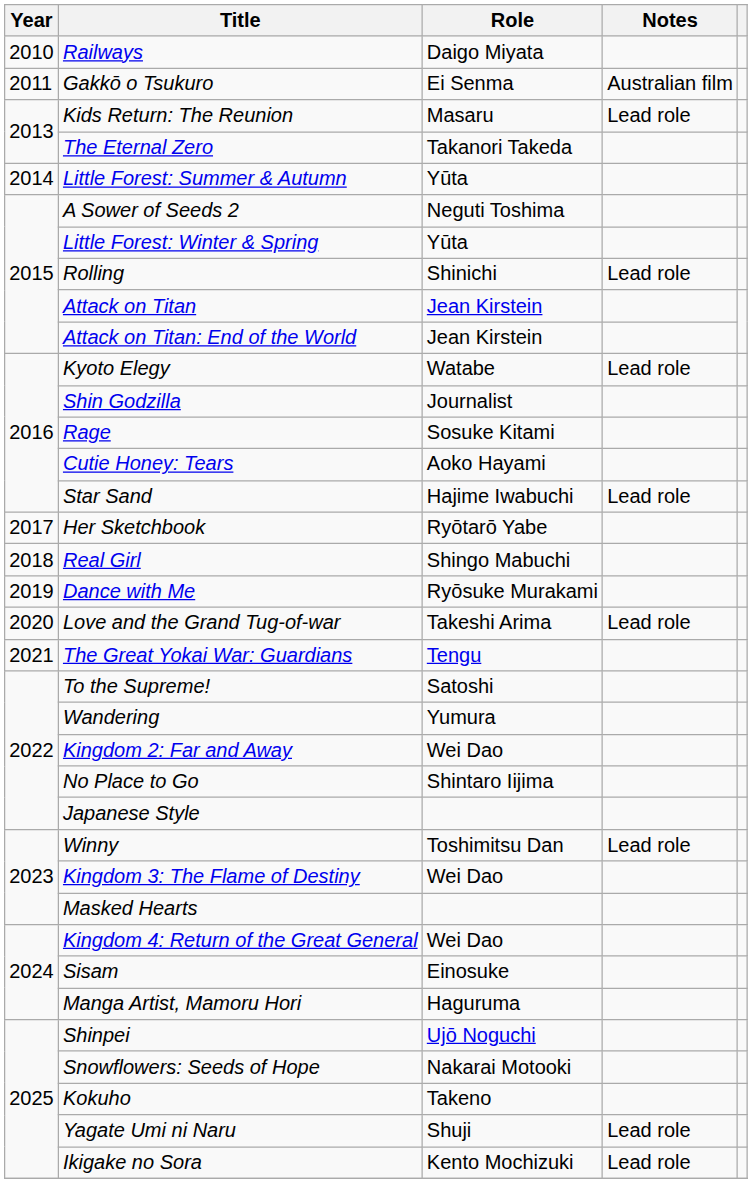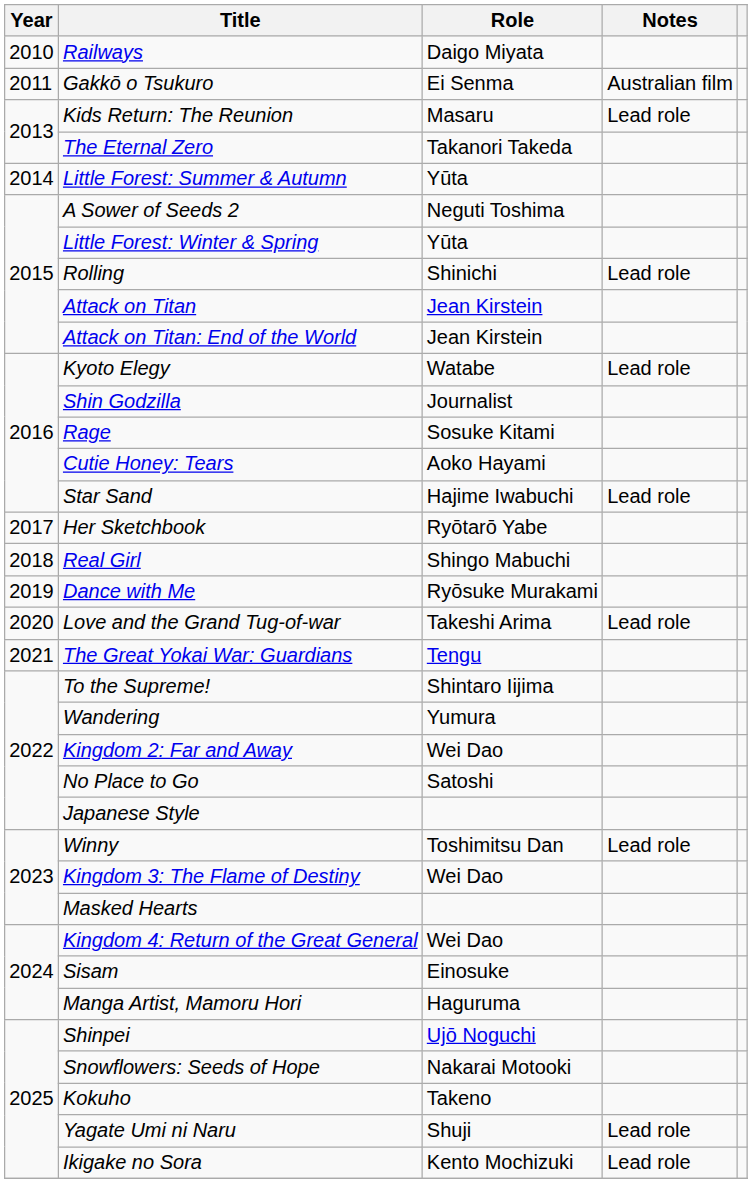(460, 686) Satoshi -> (490, 686) Shintaro Iijima
(490, 781) Shintaro Iijima -> (460, 781) Satoshi
